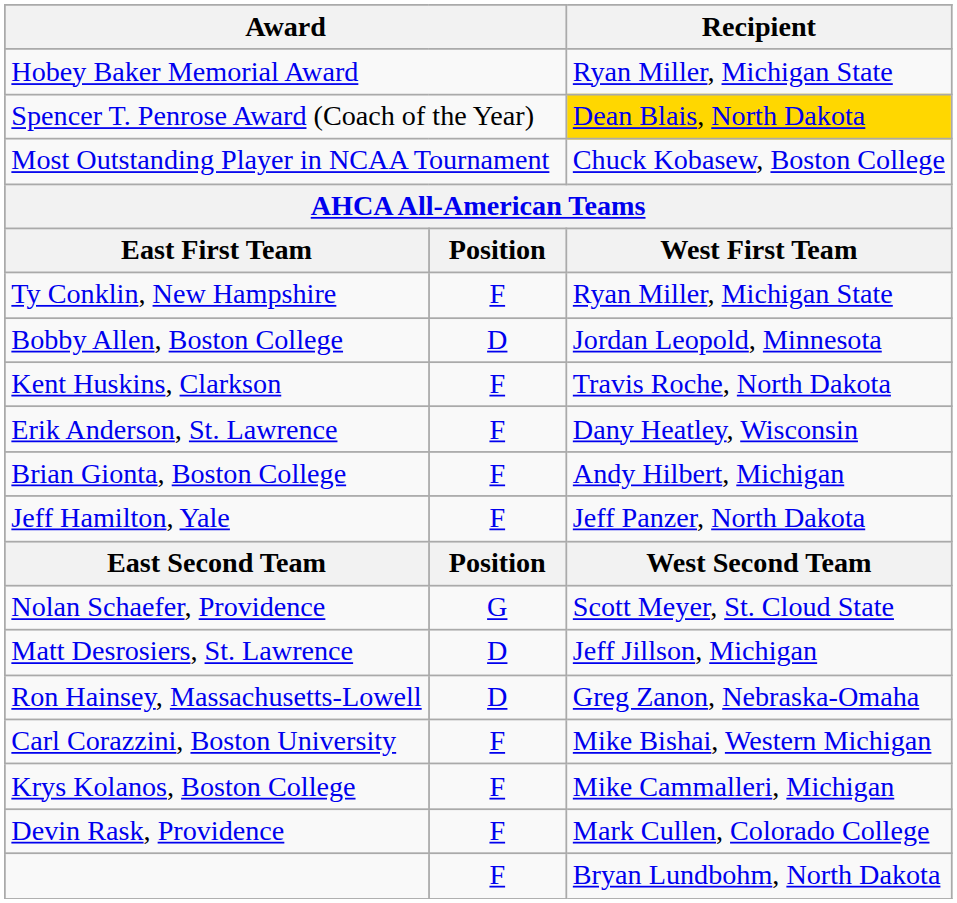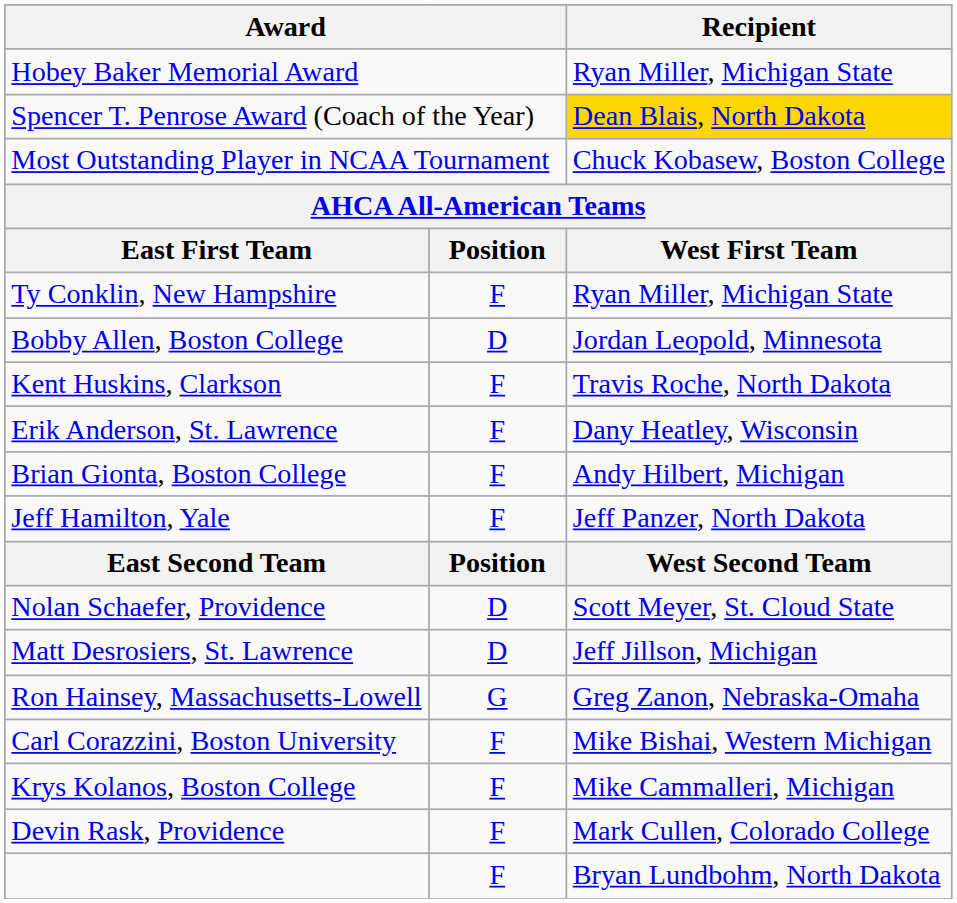(497, 607) G -> (497, 607) D
(497, 696) D -> (497, 696) G
